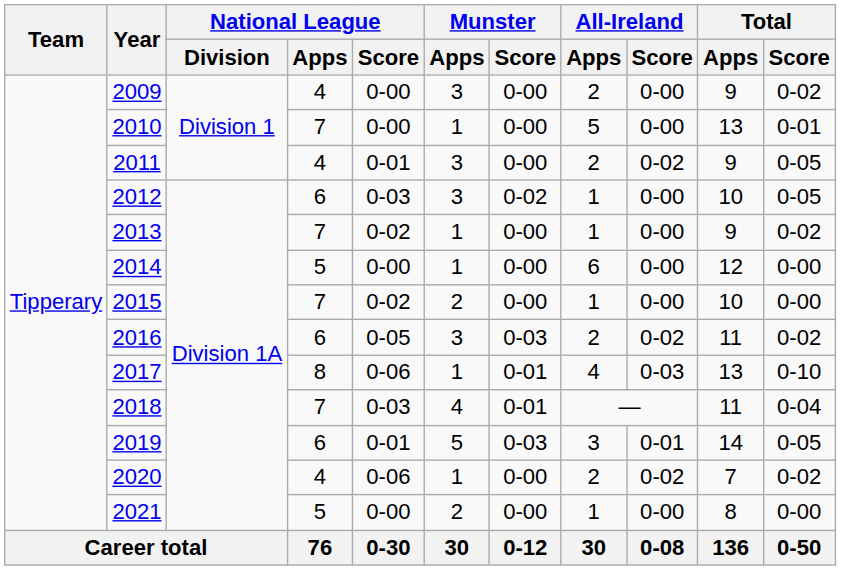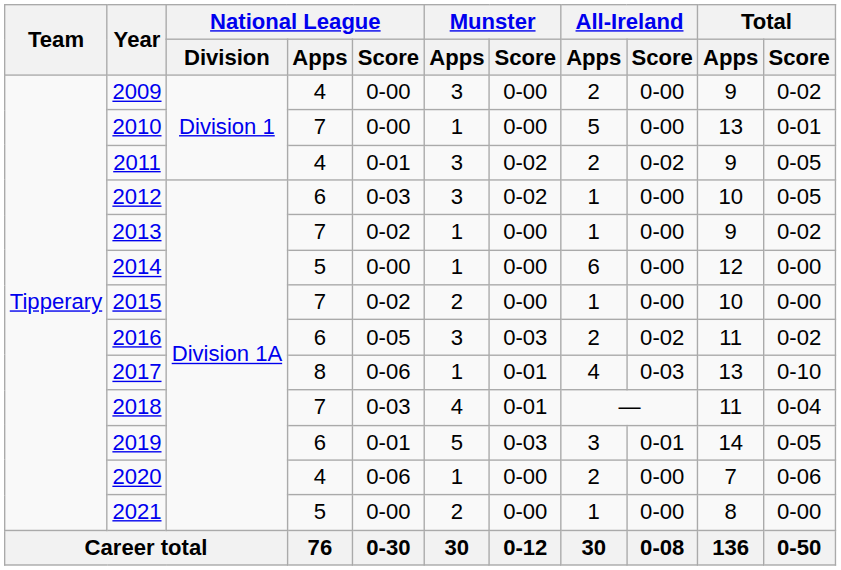(525, 162) 0-00 -> (525, 162) 0-02
(662, 477) 0-02 -> (662, 477) 0-00
(799, 477) 0-02 -> (799, 477) 0-06
